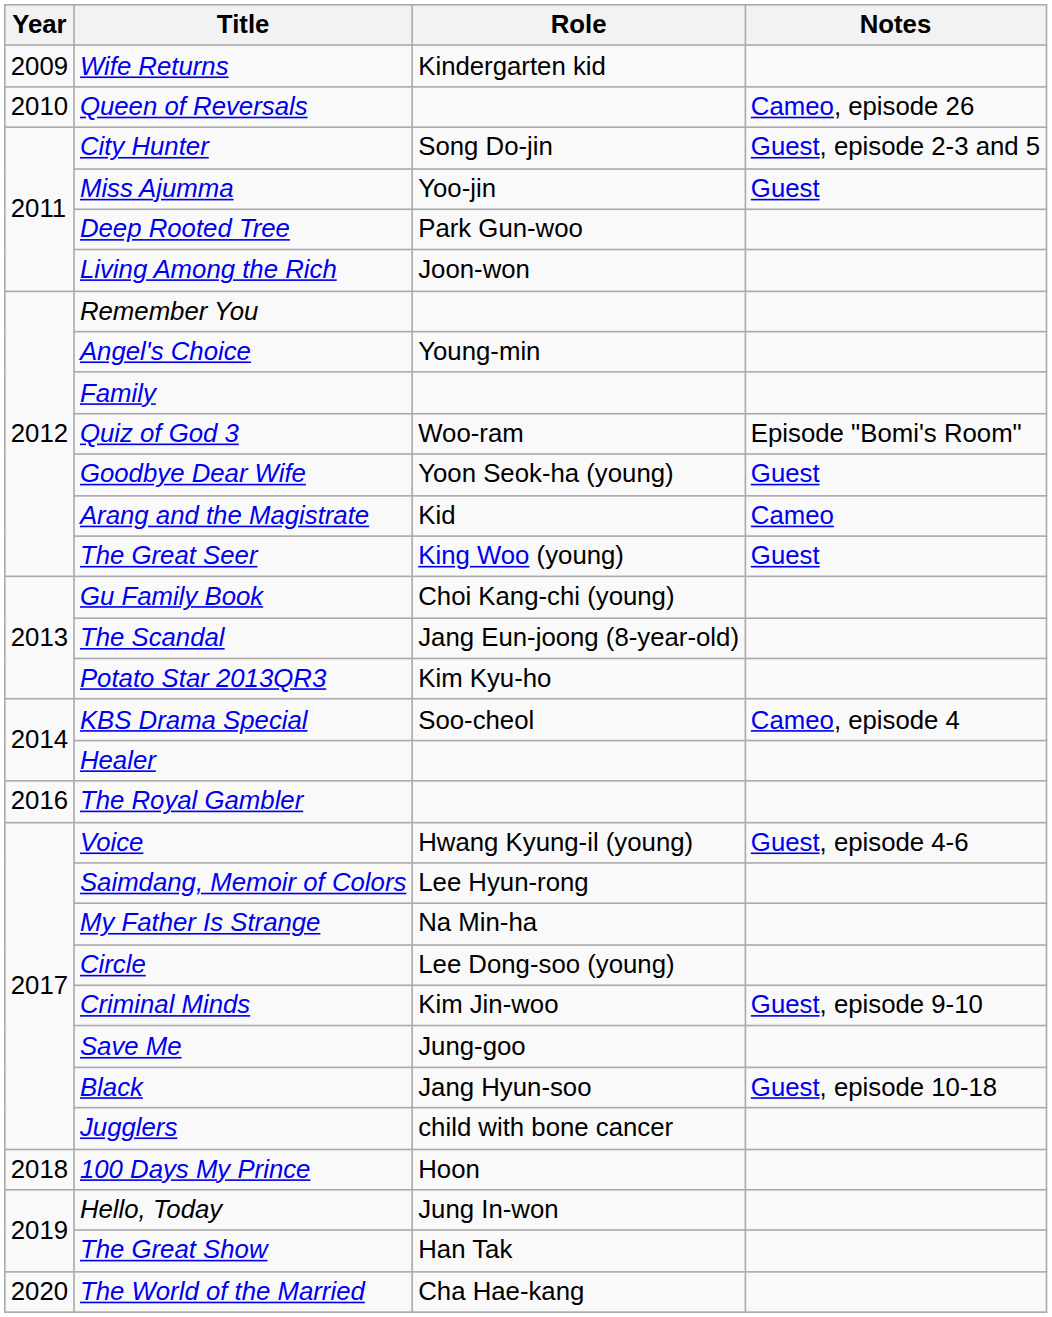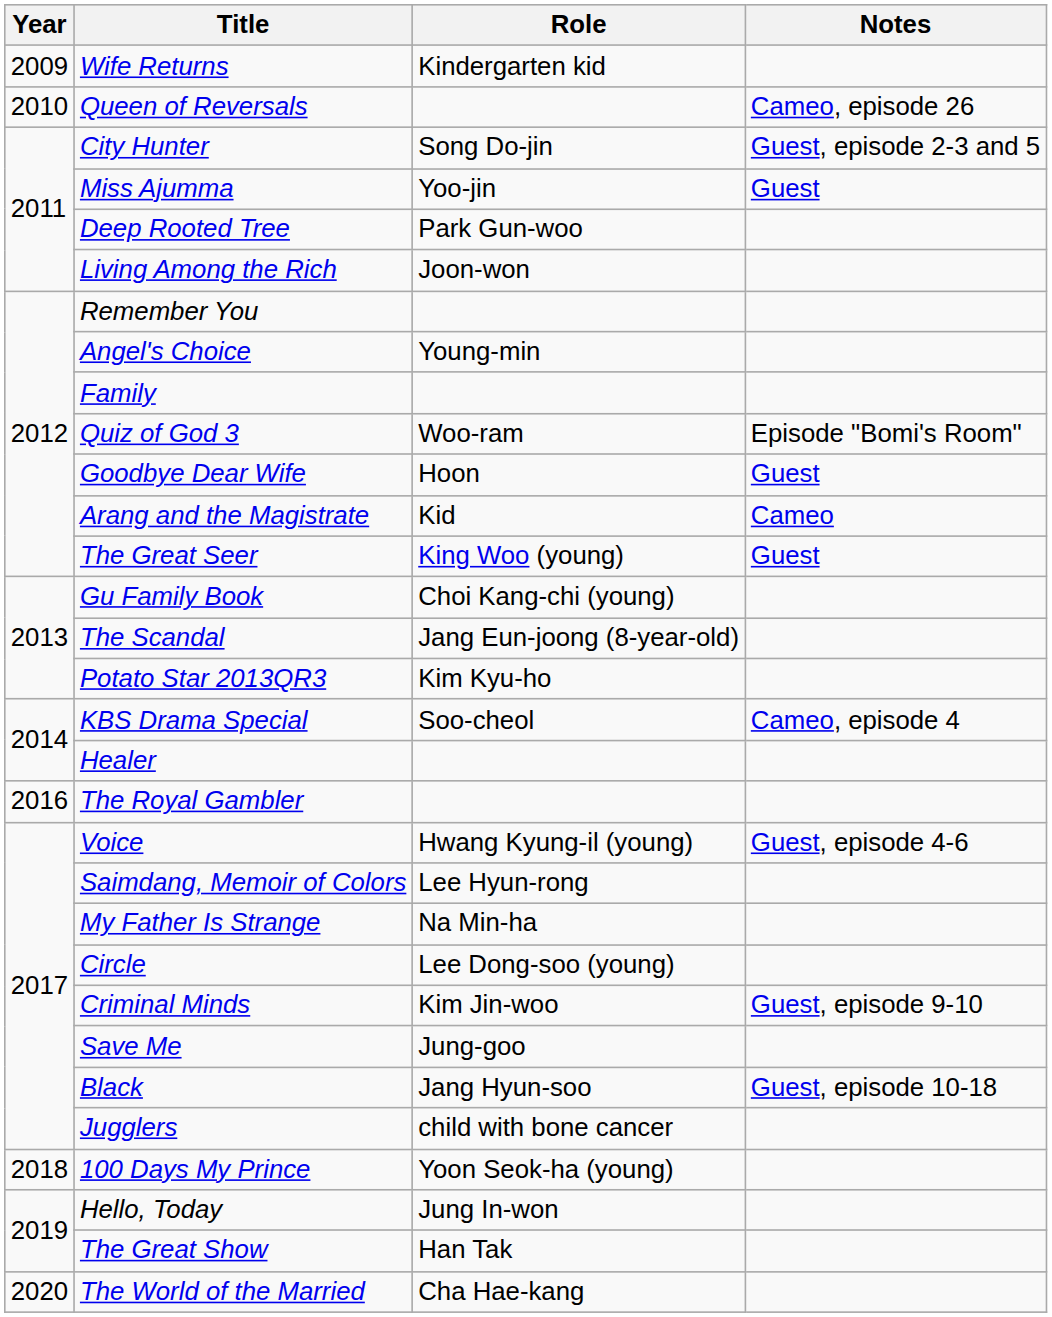(546, 474) Yoon Seok-ha (young) -> (449, 474) Hoon
(449, 1168) Hoon -> (546, 1168) Yoon Seok-ha (young)
